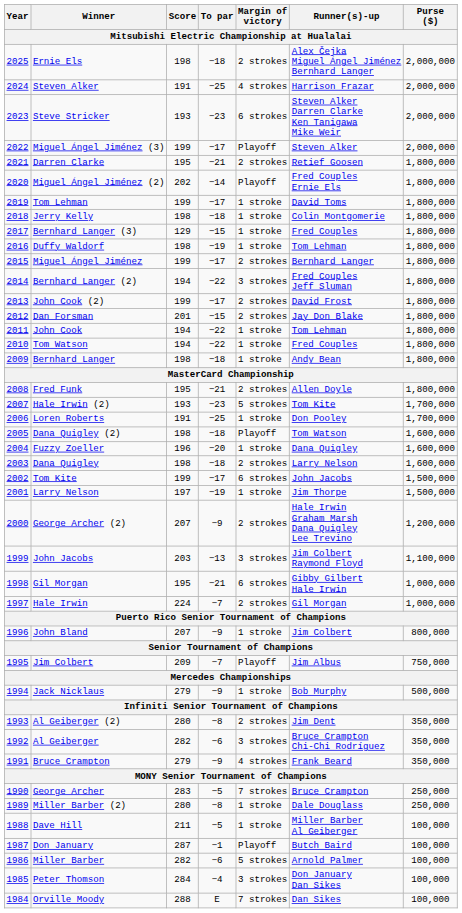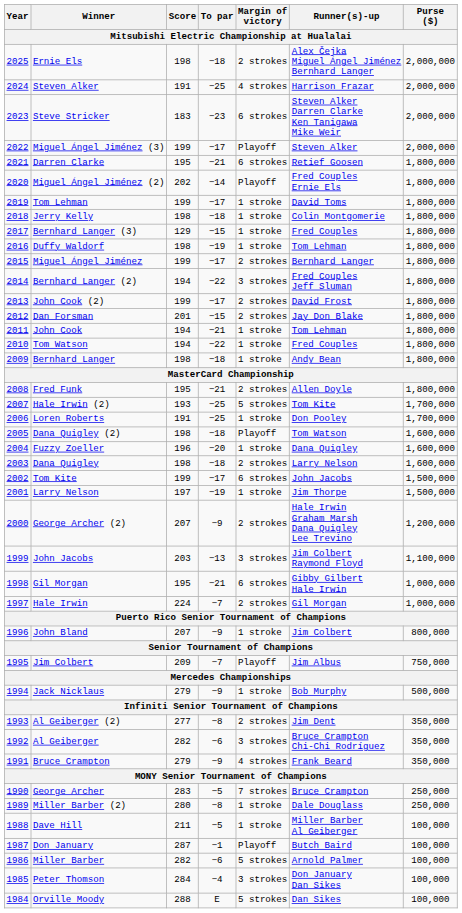(183, 118) 193 -> (183, 118) 183
(263, 163) 2 strokes -> (263, 163) 6 strokes
(217, 331) −22 -> (217, 331) −21
(217, 405) −23 -> (217, 405) −25
(183, 722) 280 -> (183, 722) 277
(263, 901) 7 strokes -> (263, 901) 5 strokes
